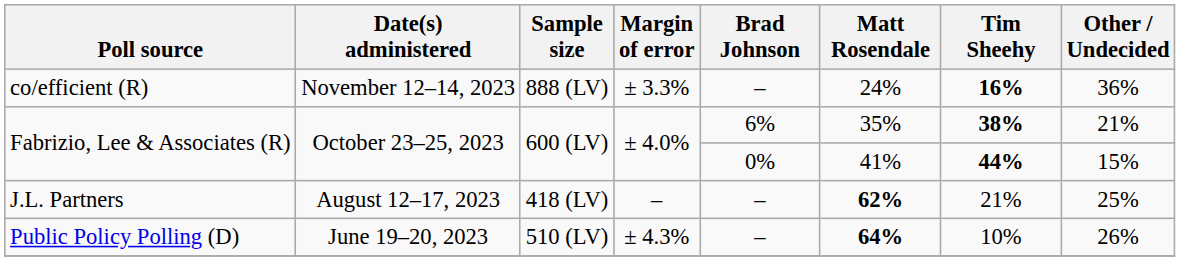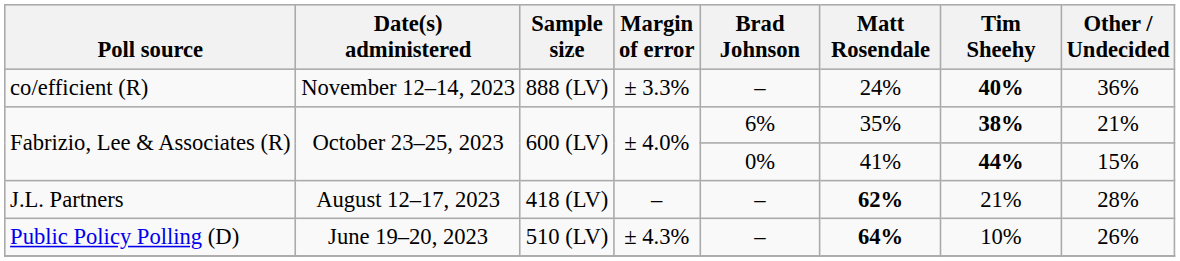(1001, 87) 16% -> (1001, 87) 40%
(1118, 199) 25% -> (1118, 199) 28%
